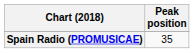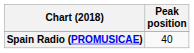(167, 39) 35 -> (167, 39) 40
